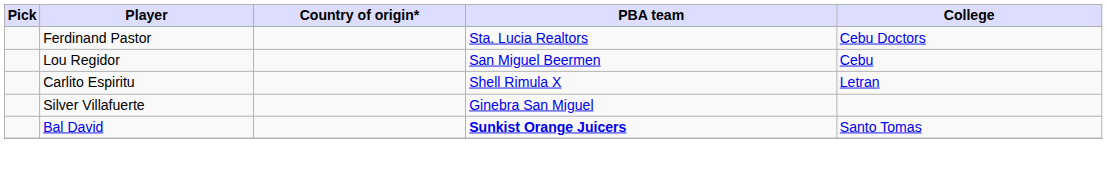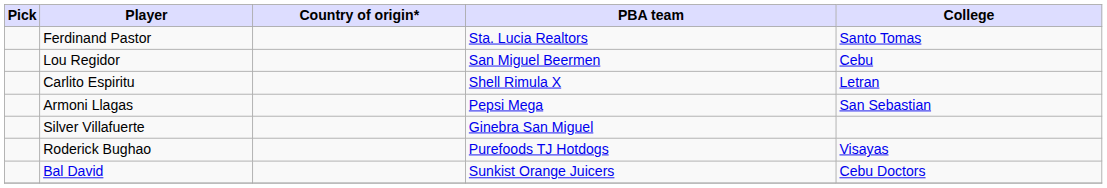(883, 37) Cebu Doctors -> (880, 37) Santo Tomas
+ row: (88, 104)
+ row: (97, 149)
(548, 127) bold -> (542, 171) normal
(881, 127) Santo Tomas -> (883, 171) Cebu Doctors
